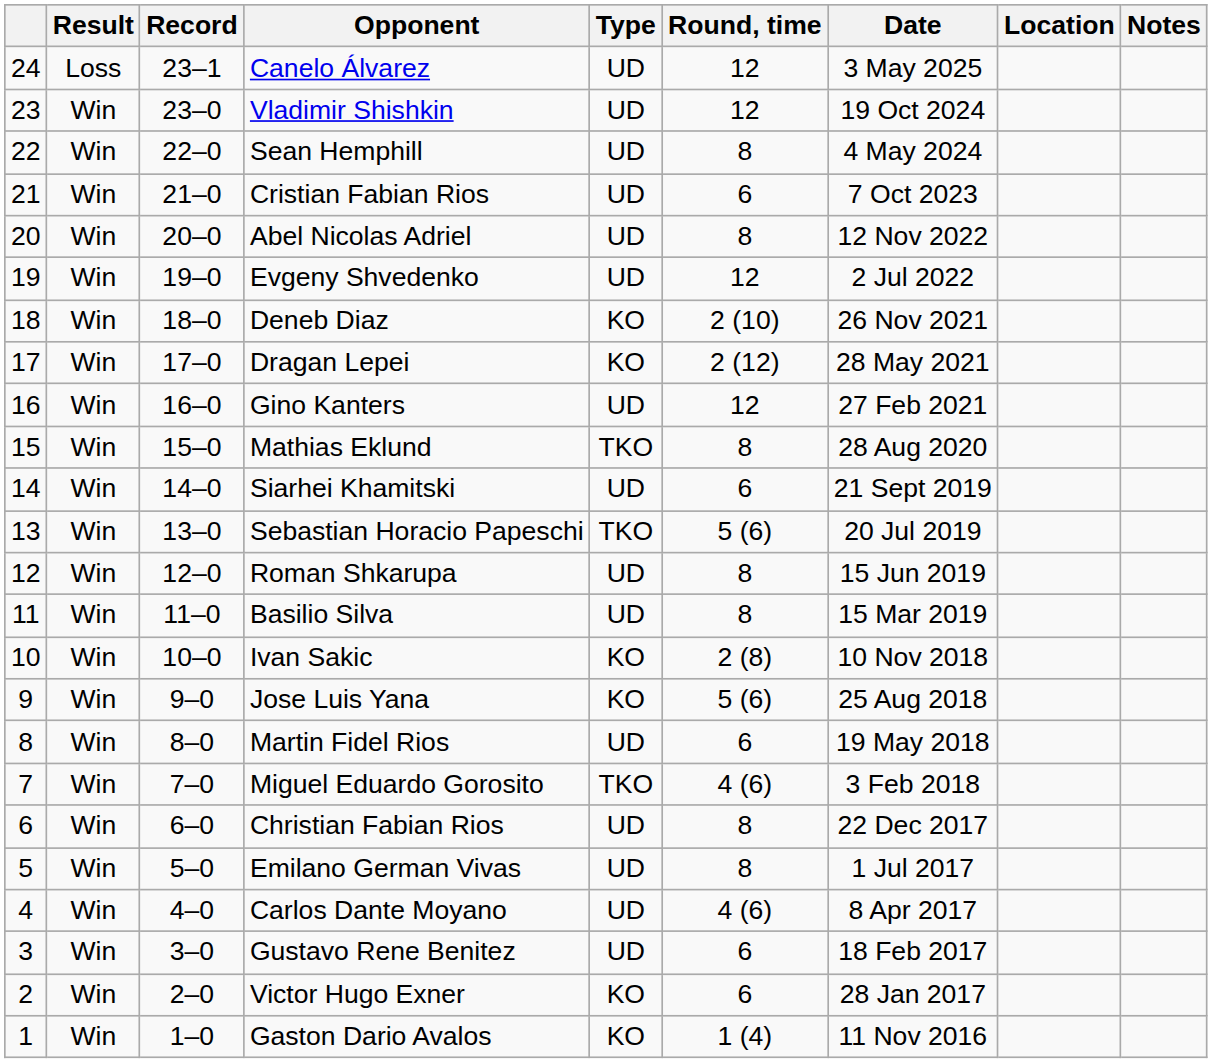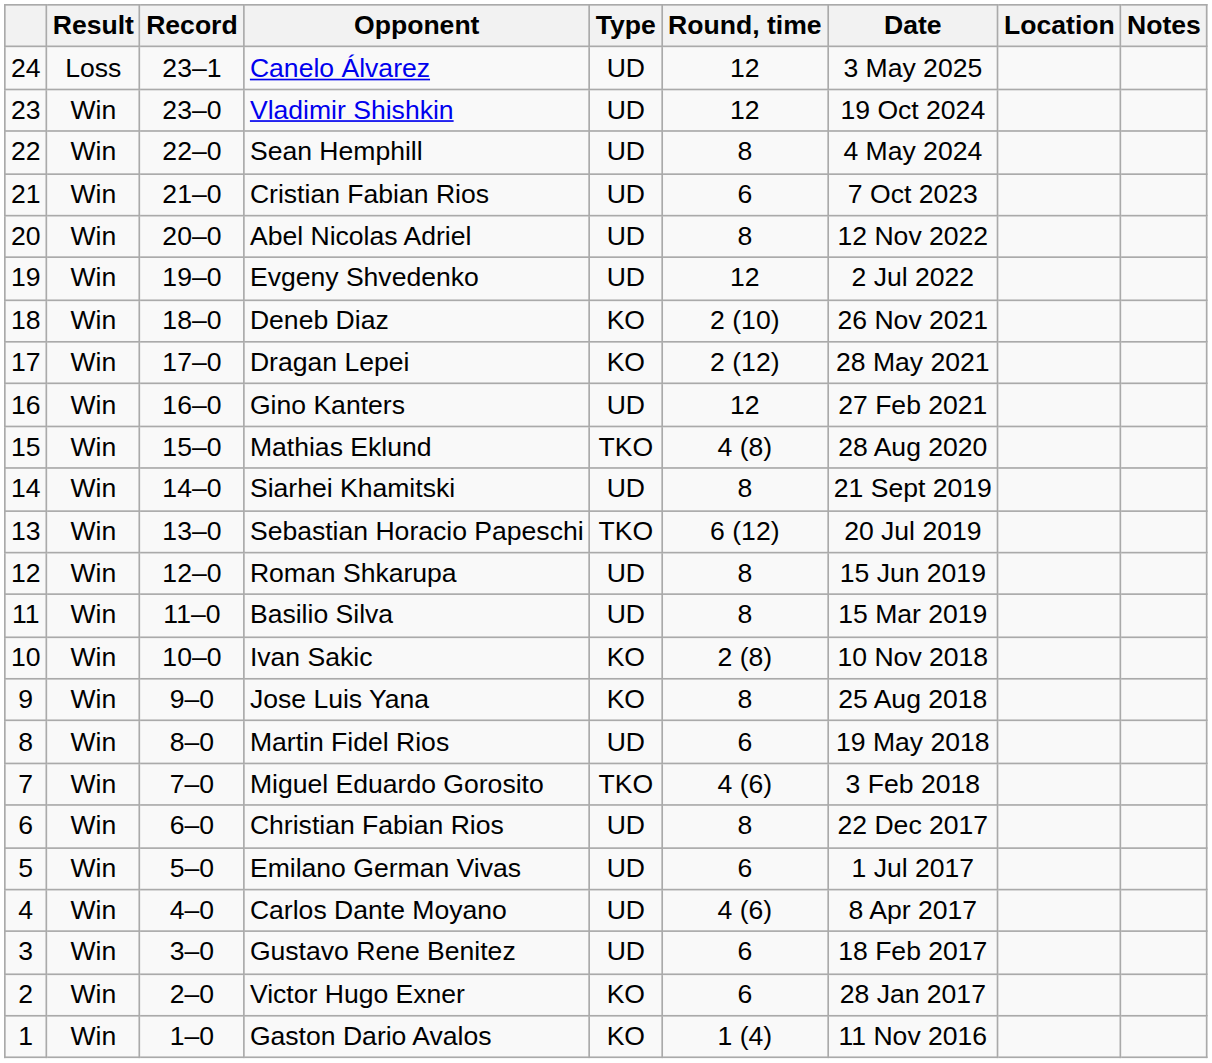(745, 446) 8 -> (745, 446) 4 (8)
(745, 488) 6 -> (745, 488) 8
(745, 531) 5 (6) -> (745, 531) 6 (12)
(745, 699) 5 (6) -> (745, 699) 8
(745, 868) 8 -> (745, 868) 6
